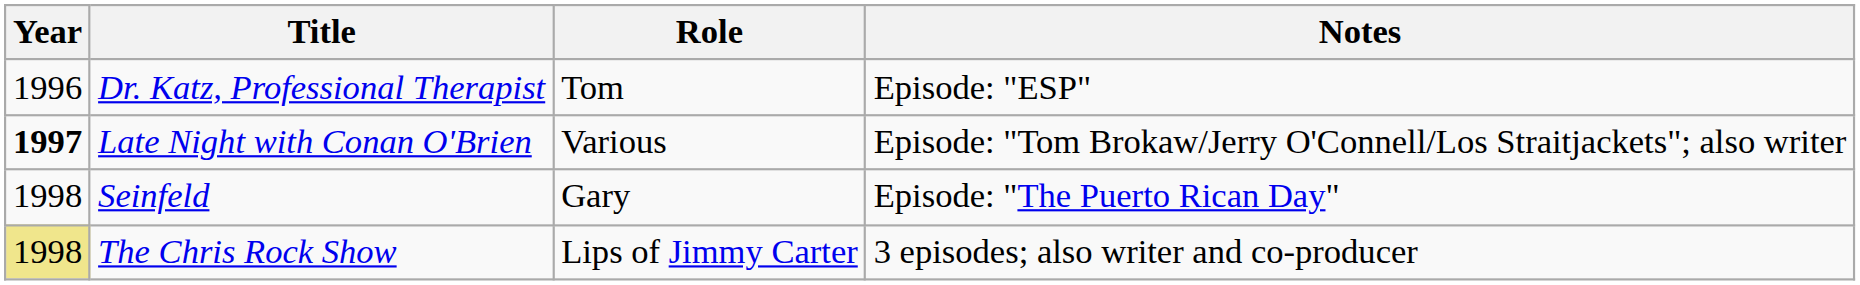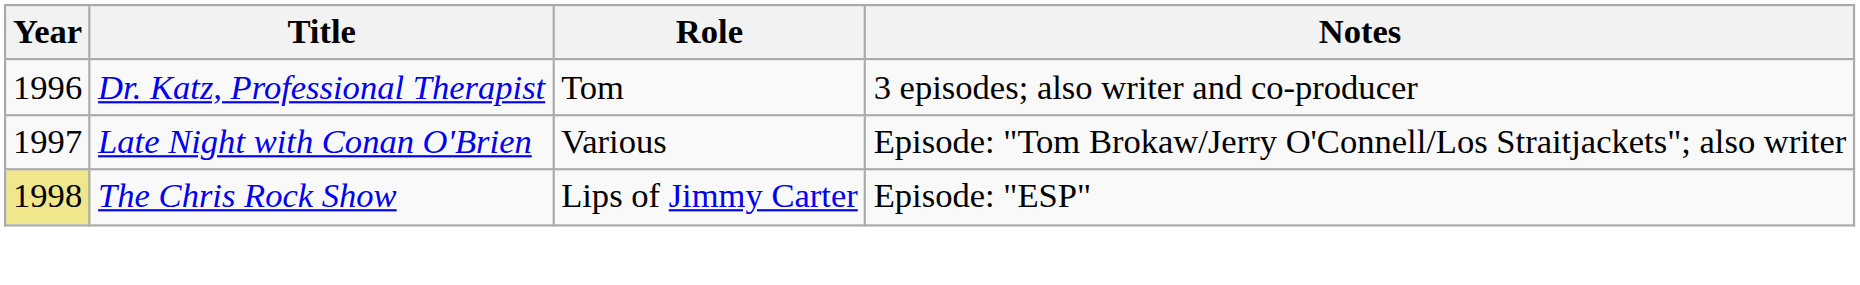(982, 86) Episode: "ESP" -> (1146, 86) 3 episodes; also writer and co-producer
(48, 141) bold -> (48, 141) normal
- row: (154, 196)
(1146, 251) 3 episodes; also writer and co-producer -> (982, 196) Episode: "ESP"
